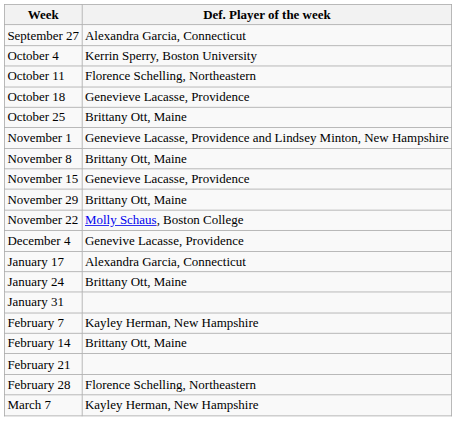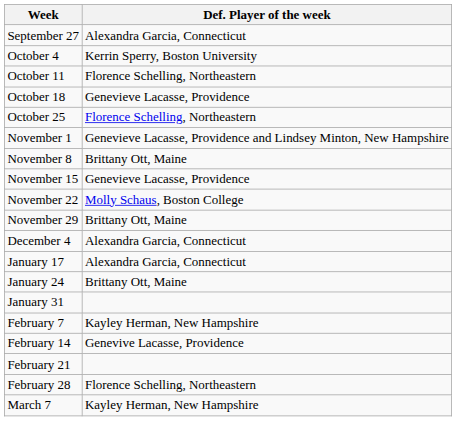(136, 117) Brittany Ott, Maine -> (170, 117) Florence Schelling, Northeastern
rows swapped: (43, 220) <-> (43, 199)
(164, 240) Genevive Lacasse, Providence -> (165, 240) Alexandra Garcia, Connecticut
(136, 343) Brittany Ott, Maine -> (164, 343) Genevive Lacasse, Providence
